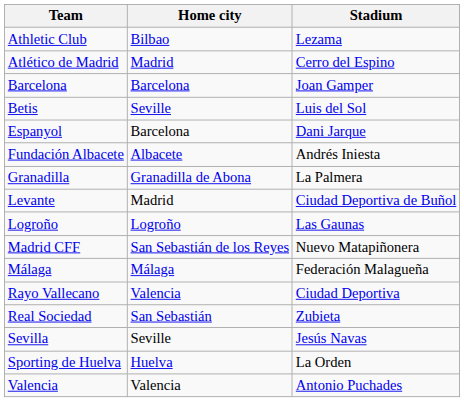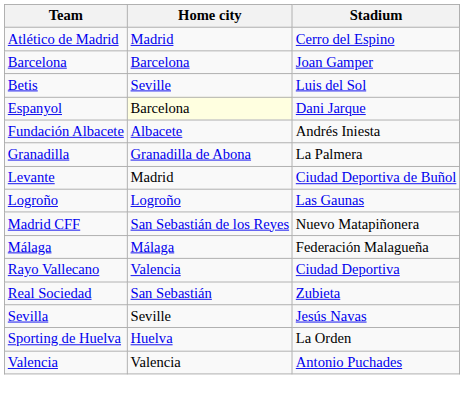- row: (47, 39)
(160, 131) no background -> (160, 108) lightyellow background
